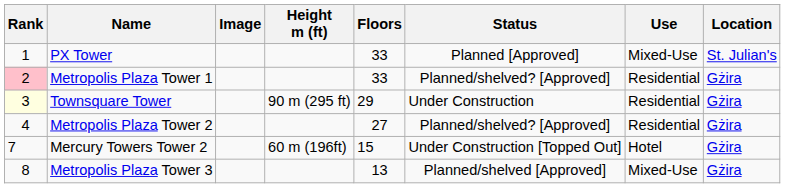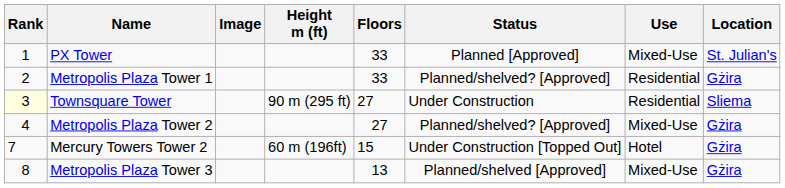(26, 78) pink background -> (26, 78) no background
(365, 101) 29 -> (365, 101) 27
(724, 101) Gżira -> (729, 101) Sliema
(664, 124) Residential -> (663, 124) Mixed-Use
